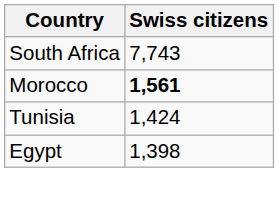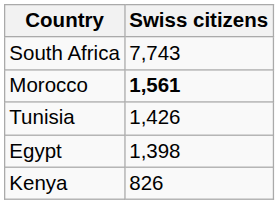(155, 118) 1,424 -> (155, 118) 1,426
+ row: (38, 183)
